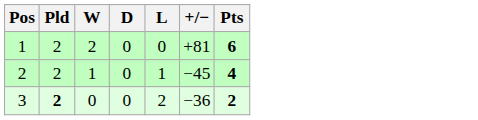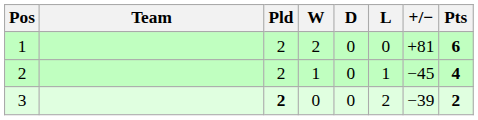+ column: (151, 18)
(197, 100) −36 -> (421, 100) −39
